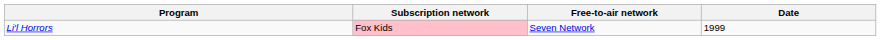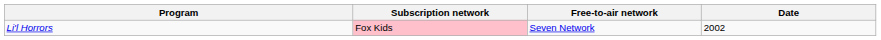(714, 28) 1999 -> (714, 28) 2002
